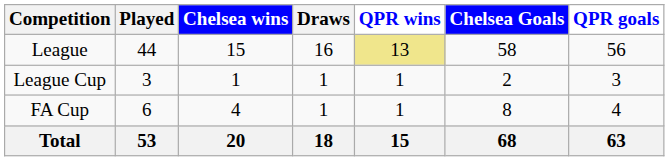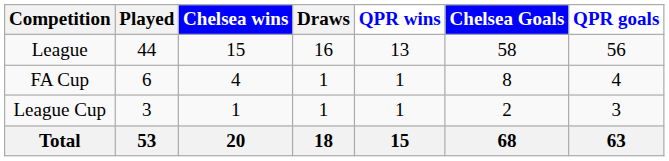(400, 49) khaki background -> (400, 49) no background
rows swapped: (60, 110) <-> (60, 79)
